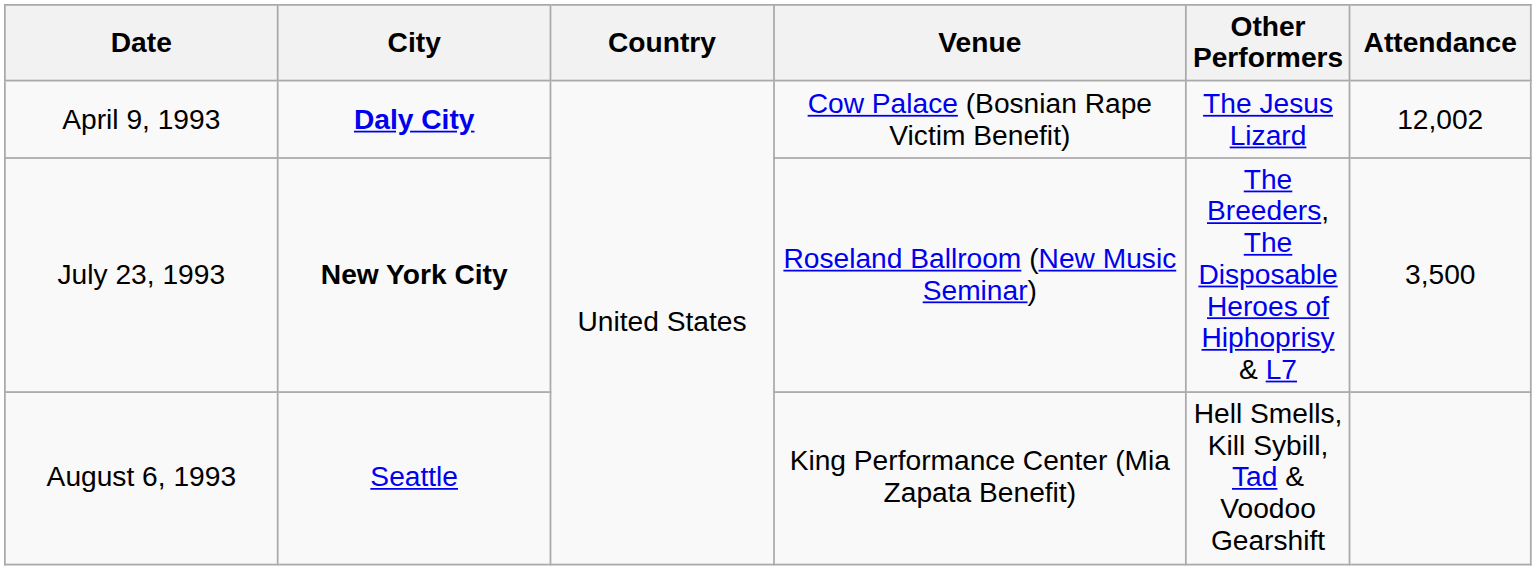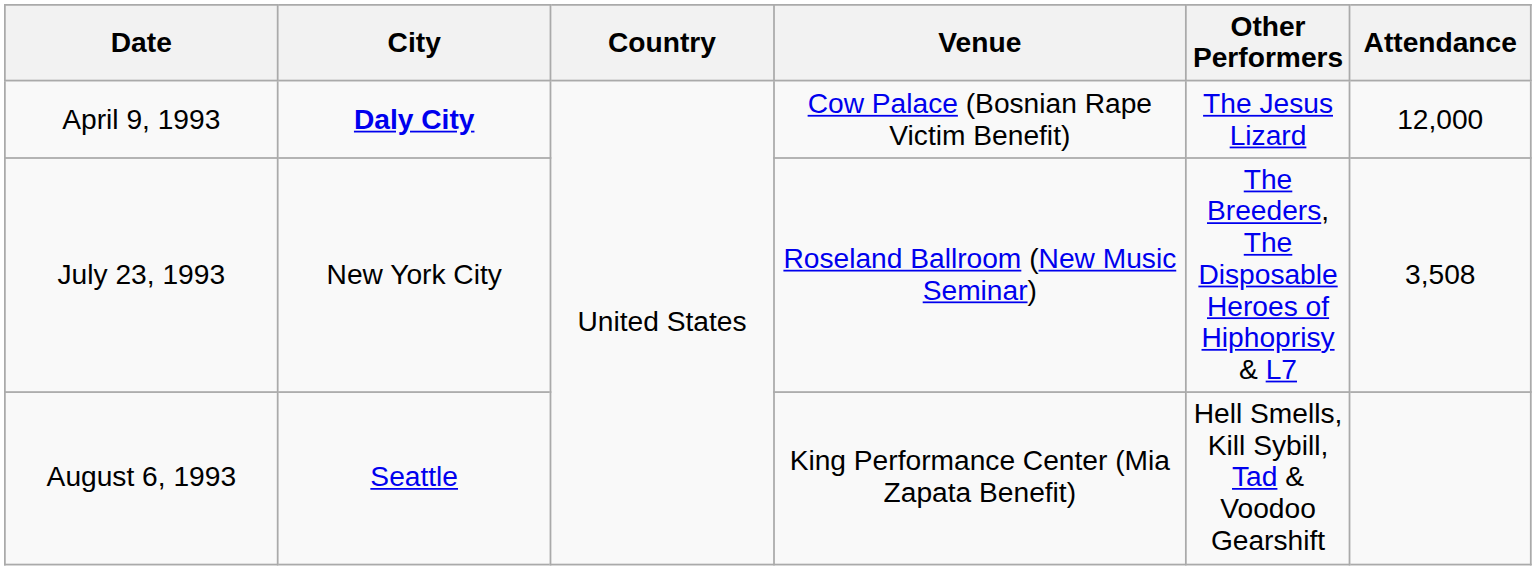(1440, 119) 12,002 -> (1440, 119) 12,000
(414, 274) bold -> (414, 274) normal
(1440, 274) 3,500 -> (1440, 274) 3,508
